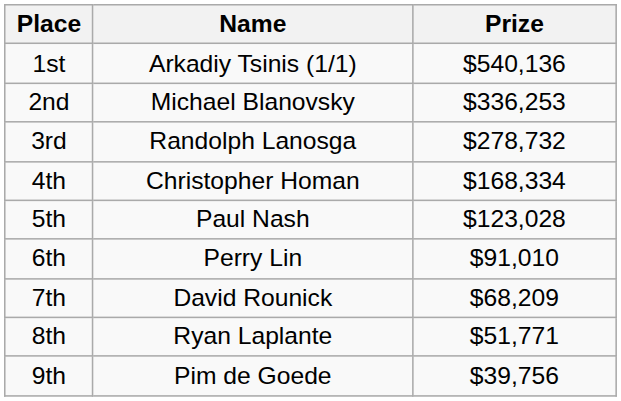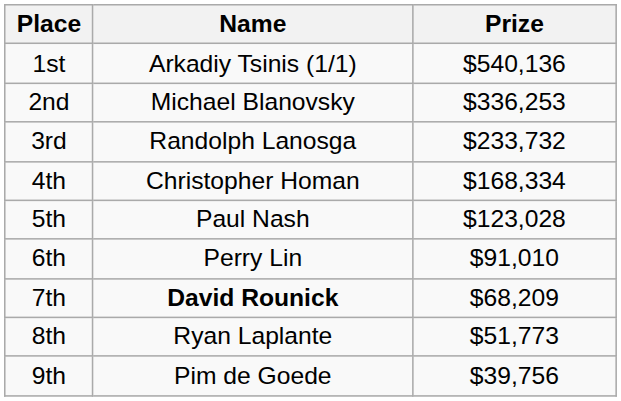(514, 141) $278,732 -> (514, 141) $233,732
(253, 297) normal -> (253, 297) bold
(514, 336) $51,771 -> (514, 336) $51,773
